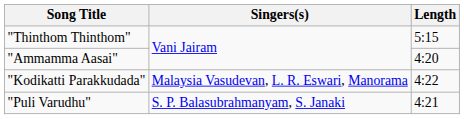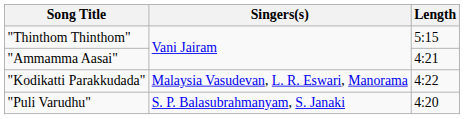(426, 59) 4:20 -> (426, 59) 4:21
(426, 102) 4:21 -> (426, 102) 4:20
